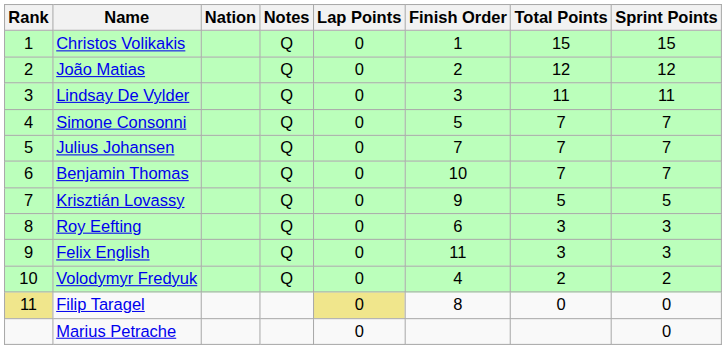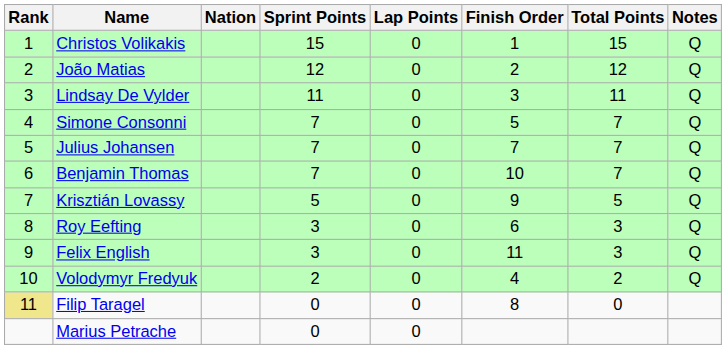columns swapped: (666, 17) <-> (287, 17)
(359, 305) khaki background -> (416, 305) no background
